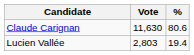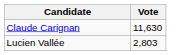- column: (178, 12)
